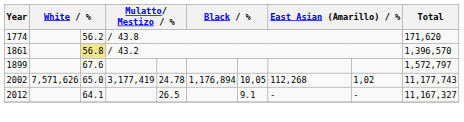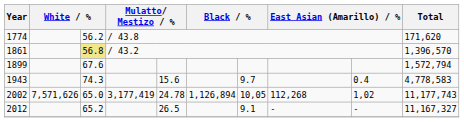(428, 65) 1,572,797 -> (428, 65) 1,572,794
+ row: (17, 80)
(212, 80) 1,176,894 -> (212, 94) 1,126,894
(93, 94) 64.1 -> (93, 109) 65.2
